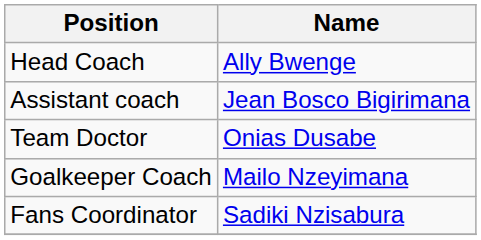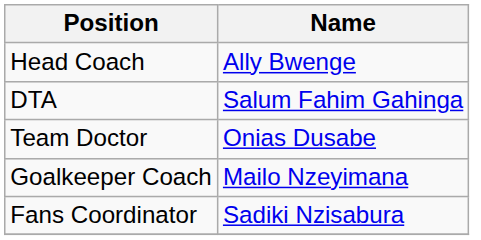- row: (95, 100)
+ row: (34, 100)
